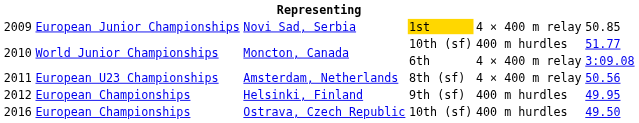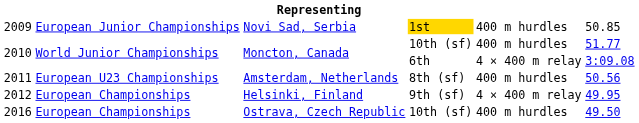(529, 27) 4 × 400 m relay -> (522, 27) 400 m hurdles
(529, 78) 4 × 400 m relay -> (522, 78) 400 m hurdles
(522, 95) 400 m hurdles -> (529, 95) 4 × 400 m relay
